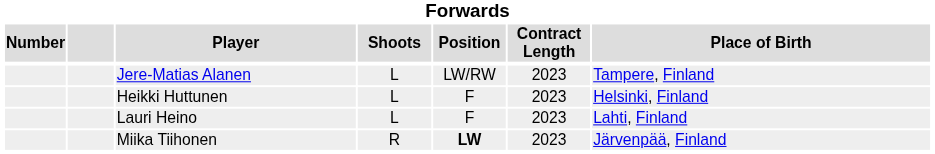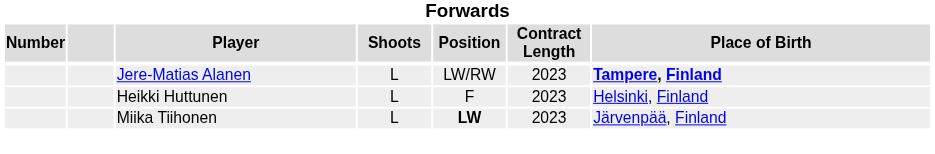(654, 75) normal -> (657, 75) bold
- row: (157, 118)
(394, 140) R -> (394, 118) L
